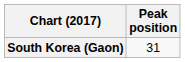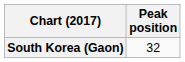(153, 47) 31 -> (153, 47) 32
